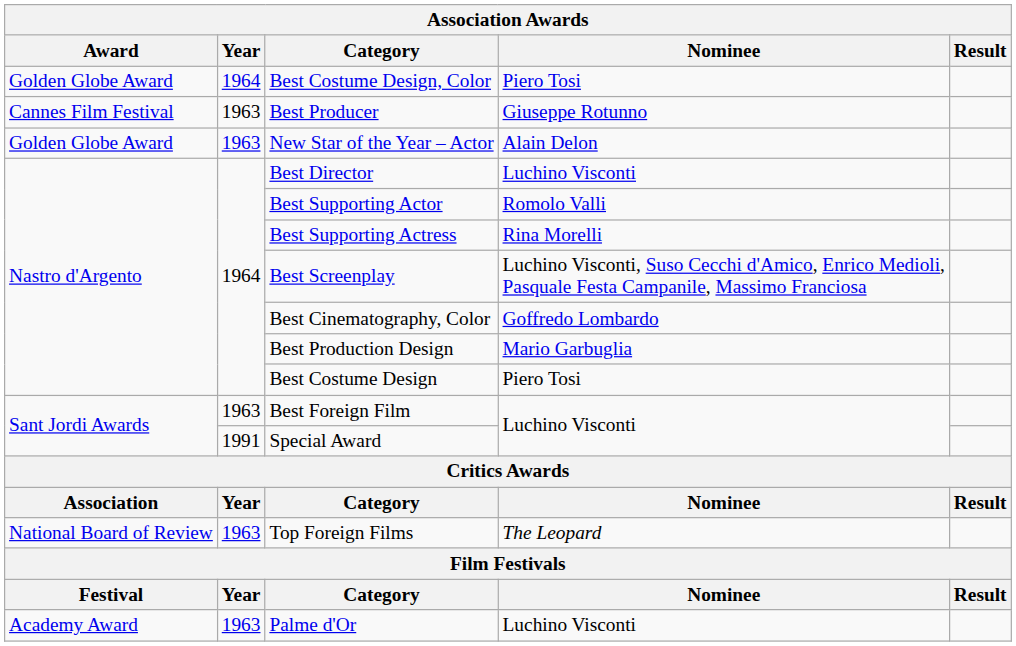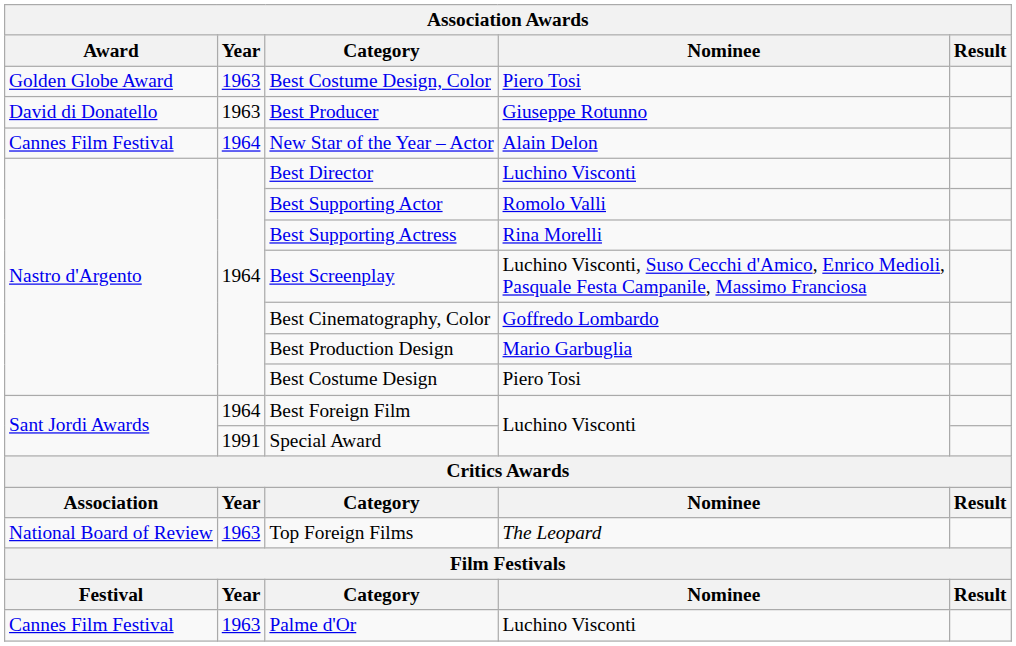(241, 81) 1964 -> (241, 81) 1963
(91, 111) Cannes Film Festival -> (83, 111) David di Donatello
(91, 142) Golden Globe Award -> (91, 142) Cannes Film Festival
(241, 142) 1963 -> (241, 142) 1964
(241, 410) 1963 -> (241, 410) 1964
(73, 625) Academy Award -> (91, 625) Cannes Film Festival
